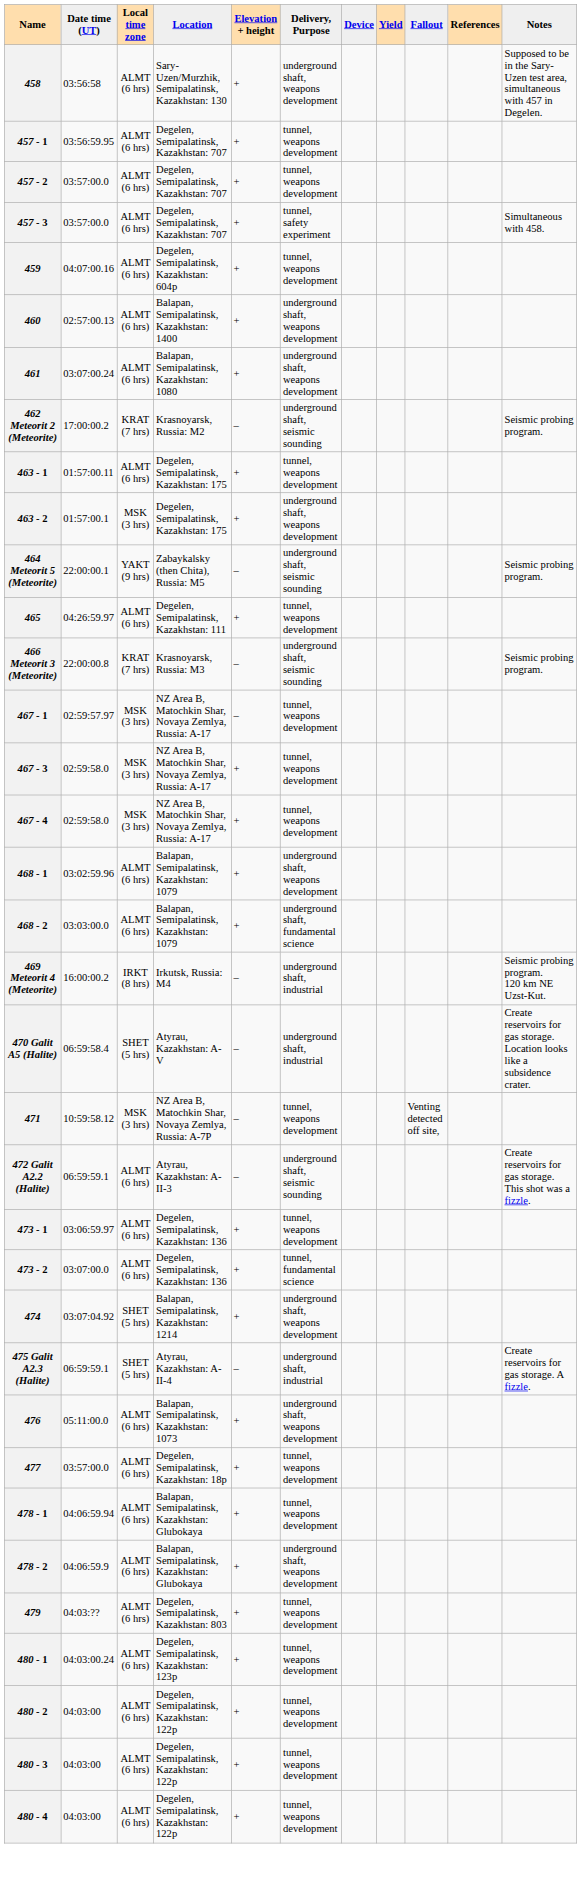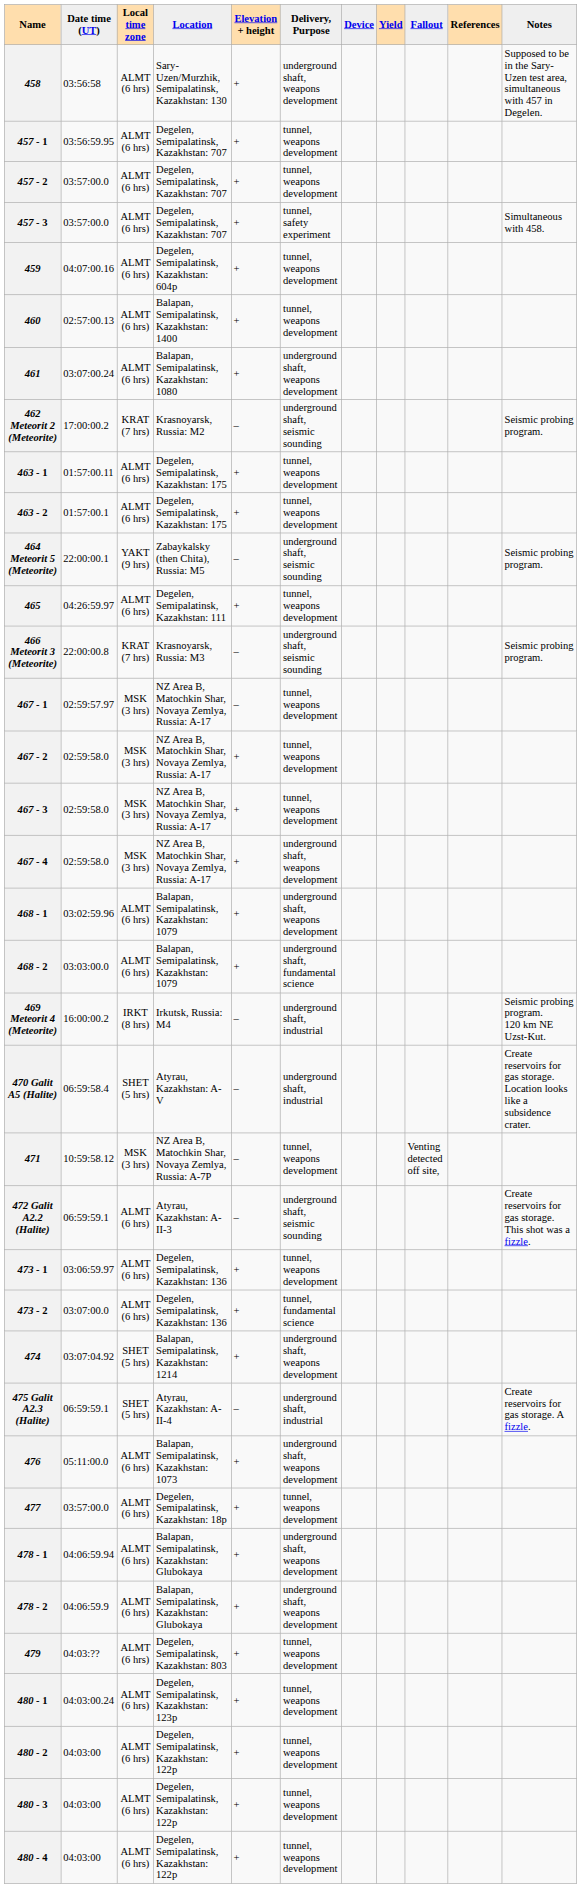(310, 321) underground shaft, weapons development -> (310, 321) tunnel, weapons development
(135, 518) MSK (3 hrs) -> (135, 512) ALMT (6 hrs)
(310, 518) underground shaft, weapons development -> (310, 512) tunnel, weapons development
+ row: (33, 757)
(310, 821) tunnel, weapons development -> (310, 861) underground shaft, weapons development
(310, 1514) tunnel, weapons development -> (310, 1554) underground shaft, weapons development
